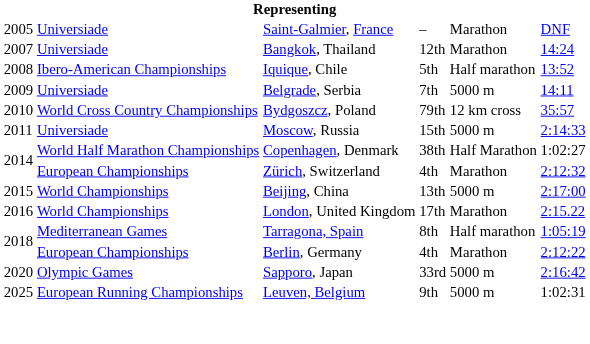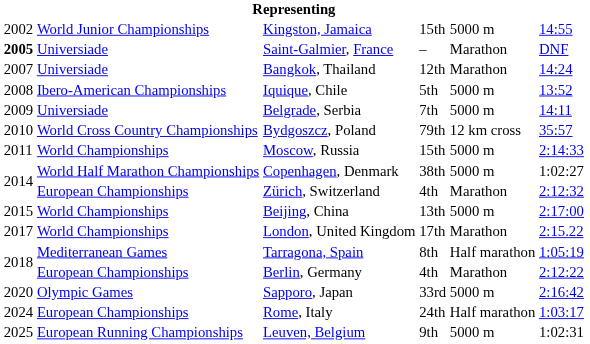+ row: (317, 29)
(18, 29) normal -> (18, 49) bold
(493, 69) Half marathon -> (472, 90) 5000 m
(72, 130) Universiade -> (103, 150) World Championships
(493, 150) Half Marathon -> (472, 171) 5000 m
(18, 211) 2016 -> (18, 231) 2017
+ row: (298, 312)
